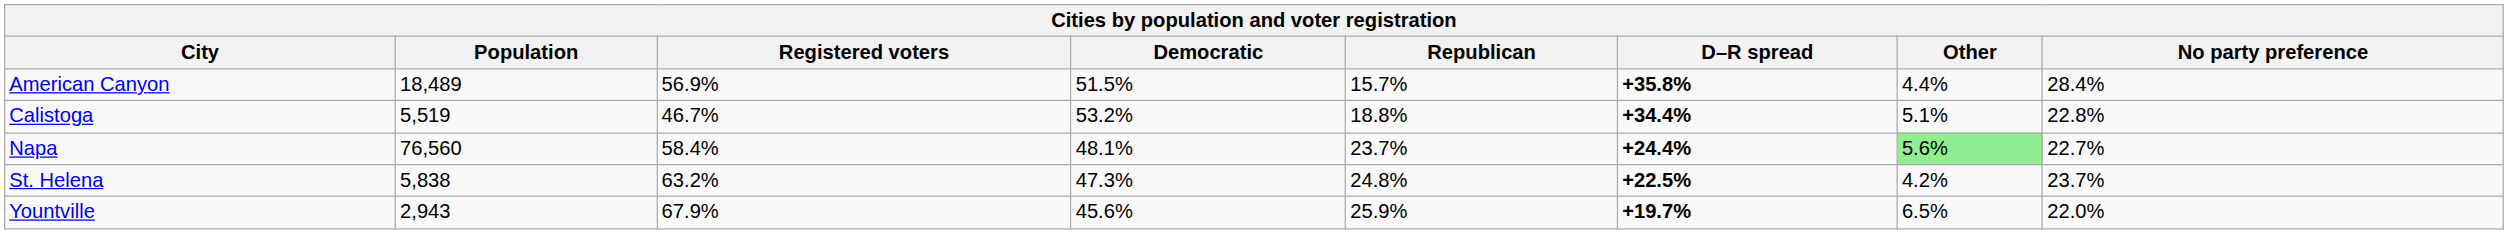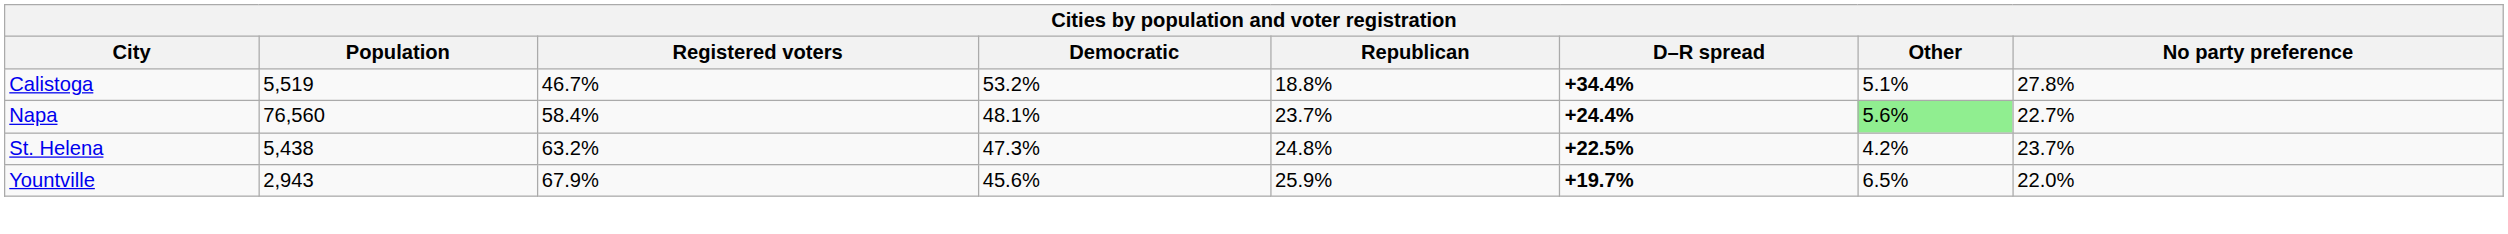- row: (89, 84)
(2076, 116) 22.8% -> (2046, 84) 27.8%
(425, 180) 5,838 -> (288, 148) 5,438
